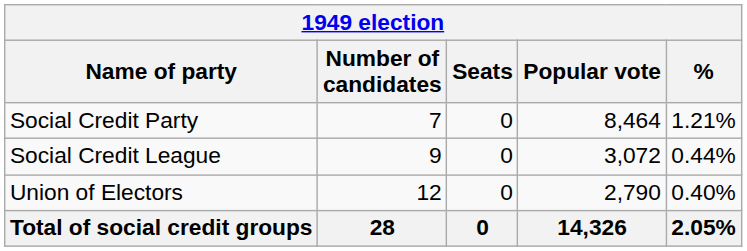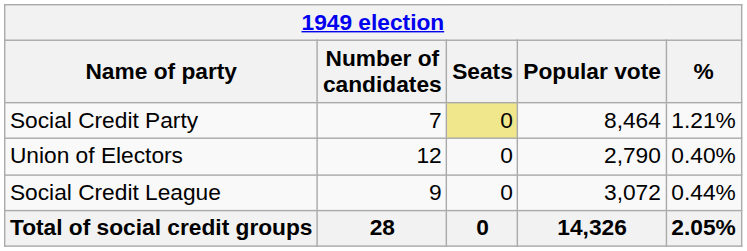(506, 120) no background -> (506, 120) khaki background
rows swapped: (115, 156) <-> (96, 192)
